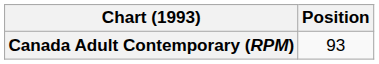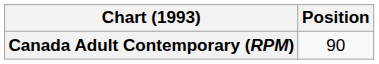(336, 45) 93 -> (336, 45) 90
